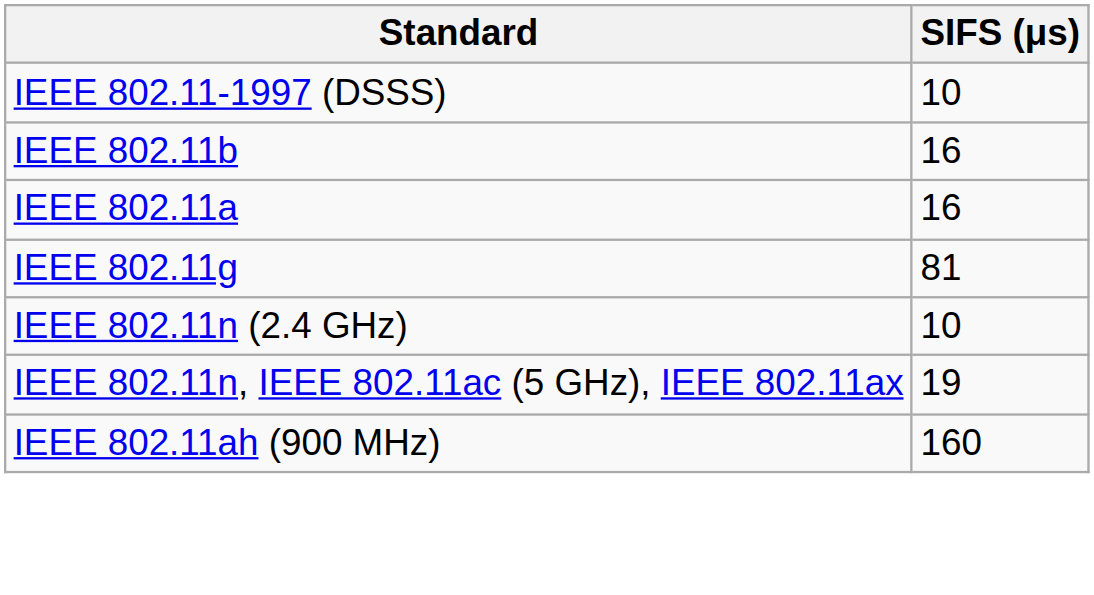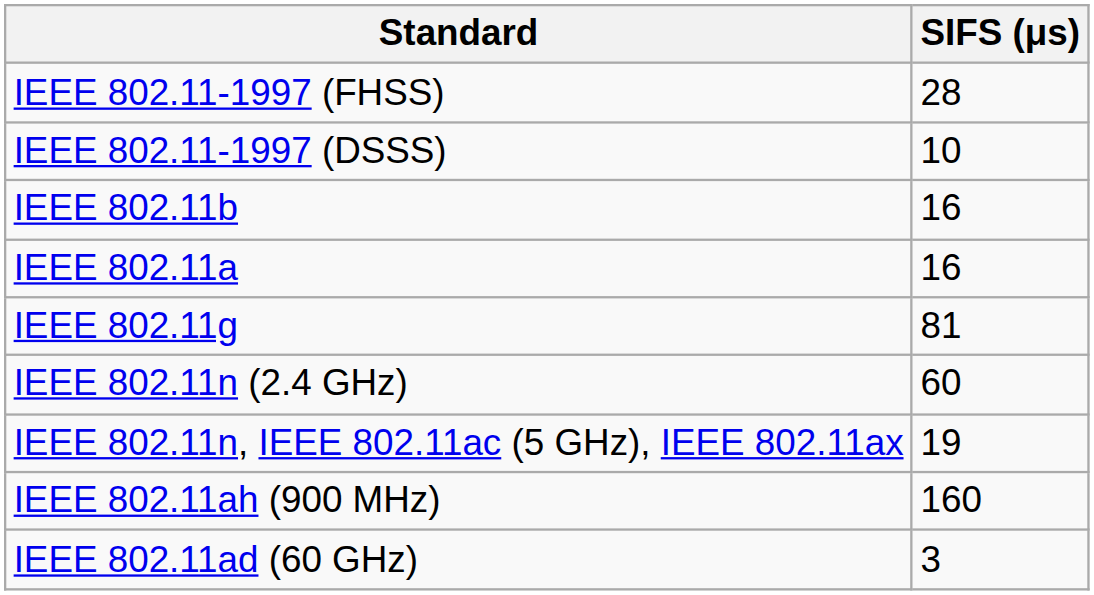+ row: (229, 92)
(941, 325) 10 -> (941, 383) 60
+ row: (216, 558)
